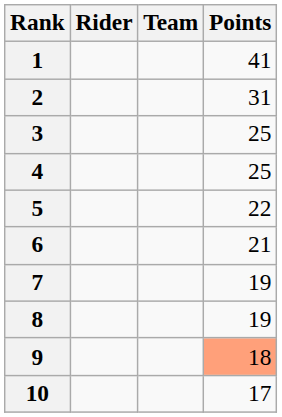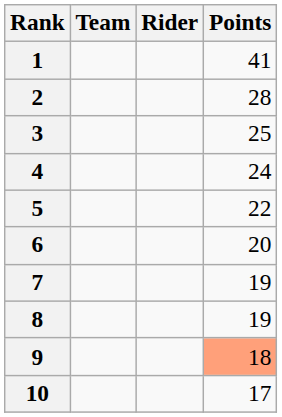columns swapped: (104, 23) <-> (171, 23)
(260, 97) 31 -> (260, 97) 28
(260, 171) 25 -> (260, 171) 24
(260, 245) 21 -> (260, 245) 20
